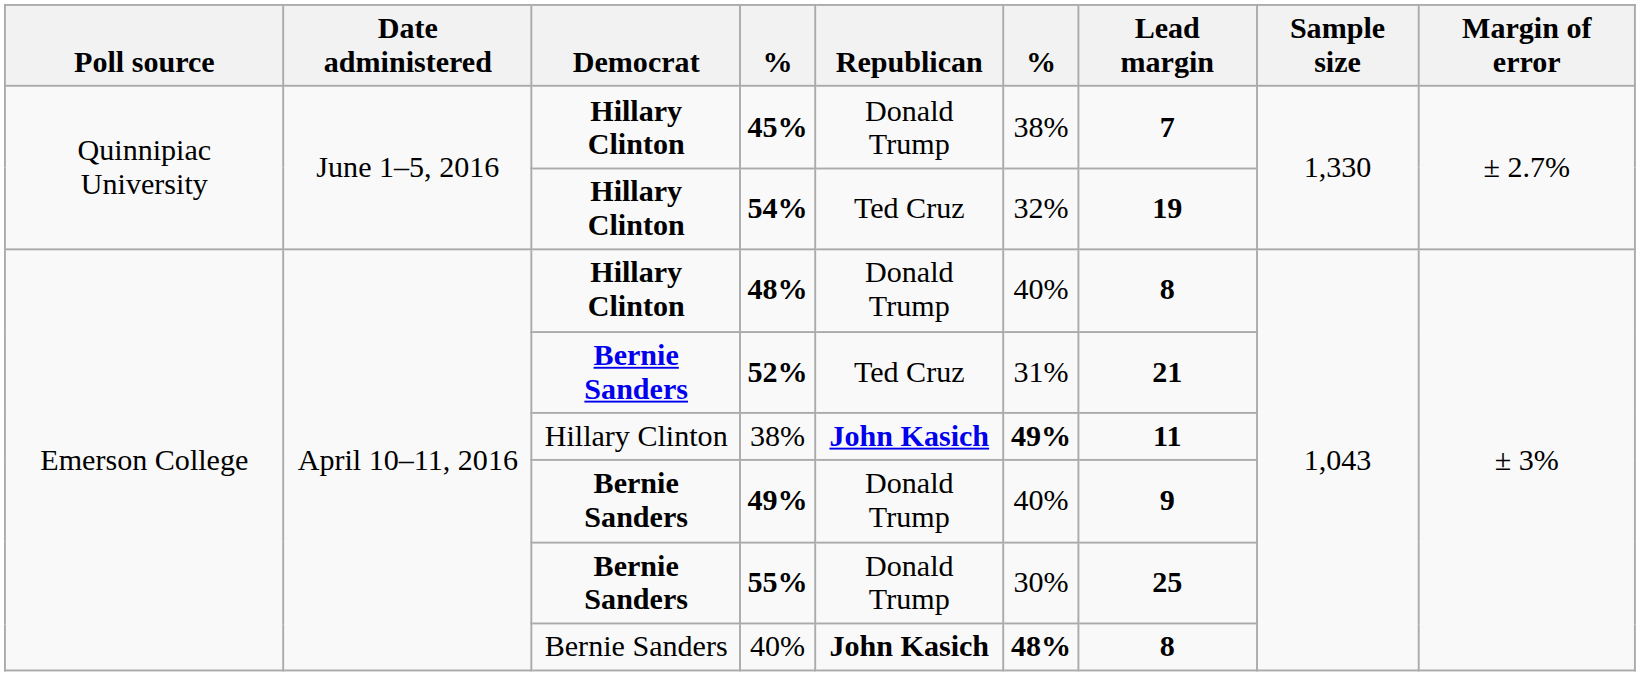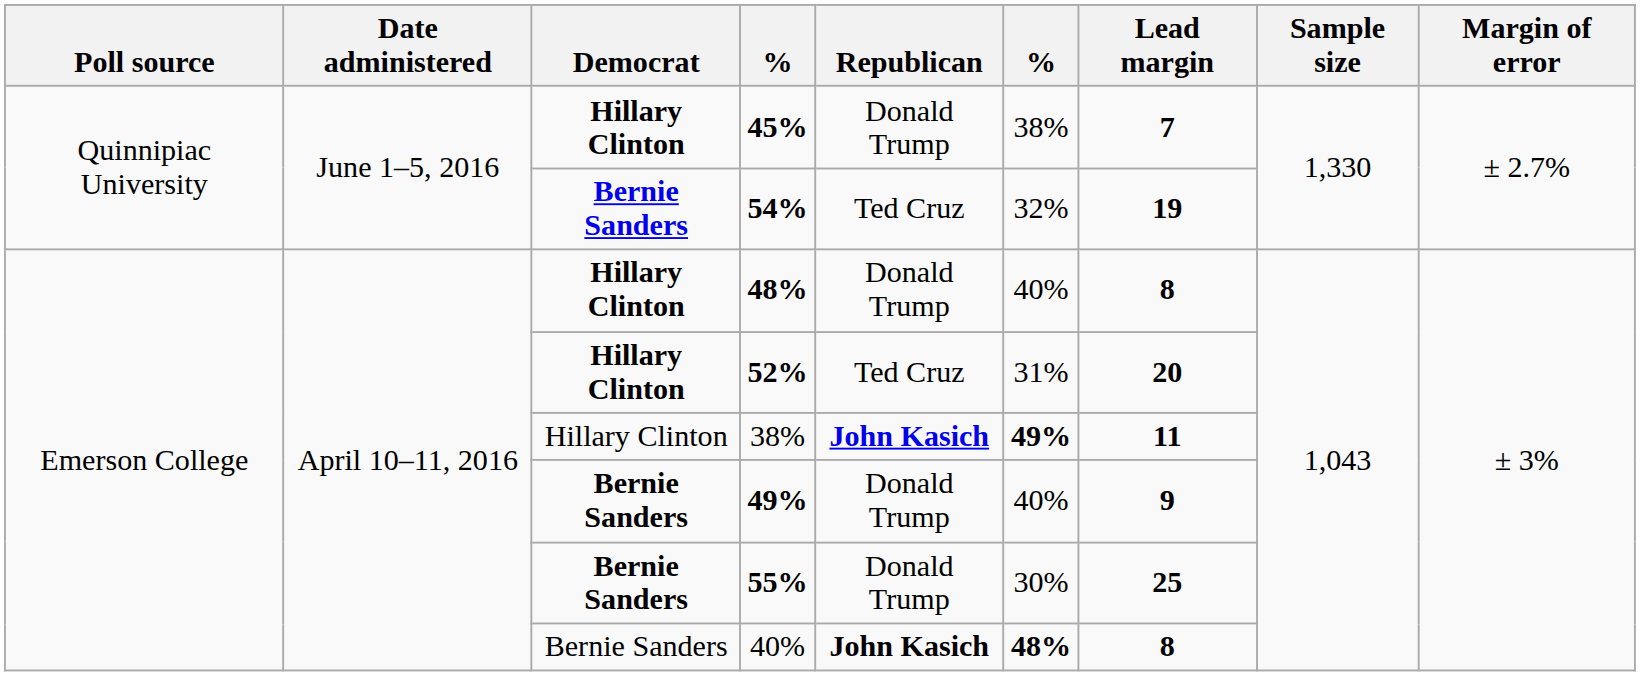(636, 208) Hillary Clinton -> (636, 208) Bernie Sanders
(636, 371) Bernie Sanders -> (636, 371) Hillary Clinton
(1167, 371) 21 -> (1167, 371) 20
